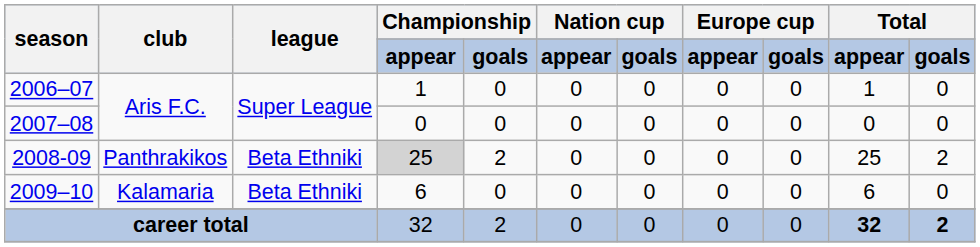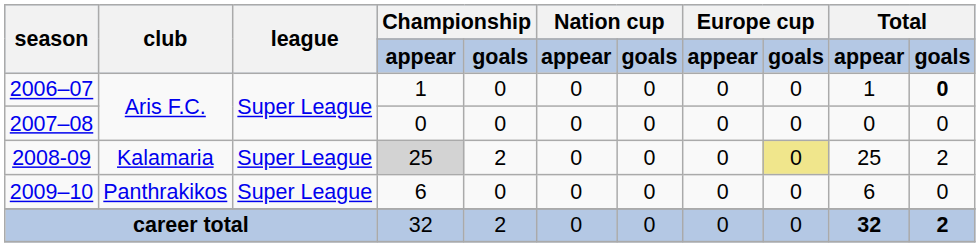(942, 90) normal -> (942, 90) bold
(165, 158) Panthrakikos -> (165, 158) Kalamaria
(305, 158) Beta Ethniki -> (305, 158) Super League
(796, 158) no background -> (796, 158) khaki background
(165, 192) Kalamaria -> (165, 192) Panthrakikos
(305, 192) Beta Ethniki -> (305, 192) Super League
